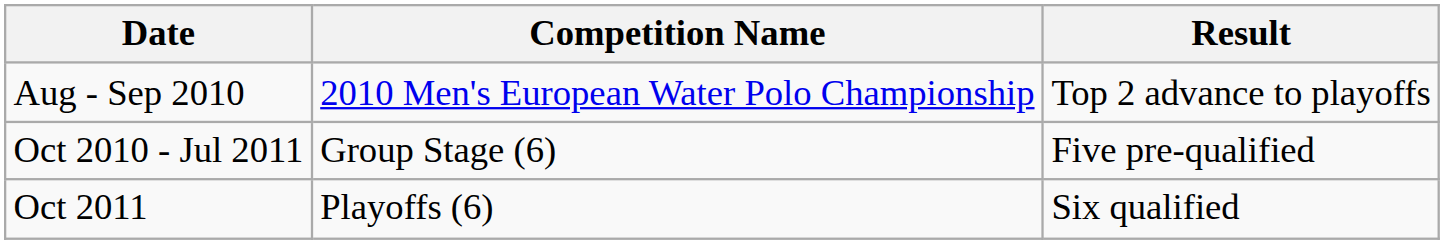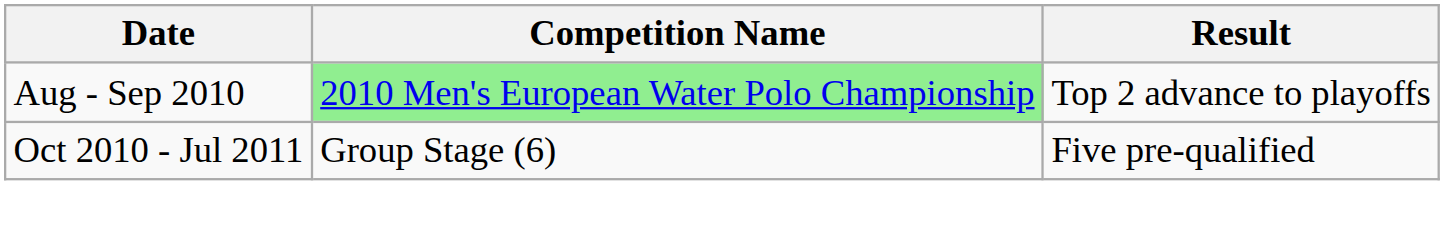(677, 91) no background -> (677, 91) lightgreen background
- row: (81, 207)
